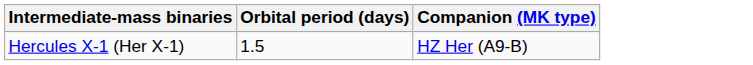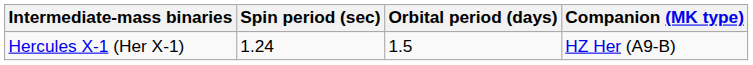+ column: (310, 18)
